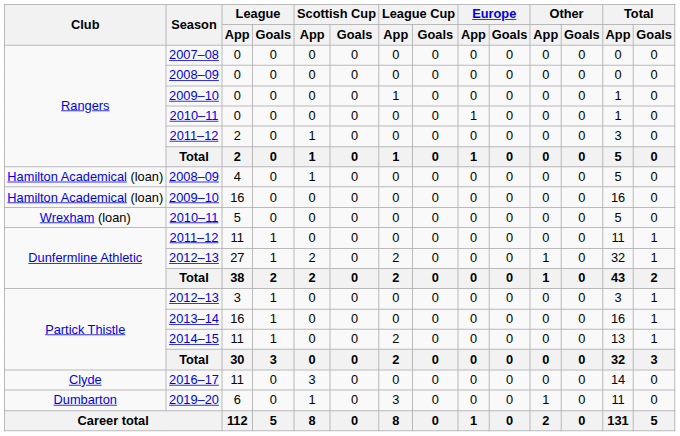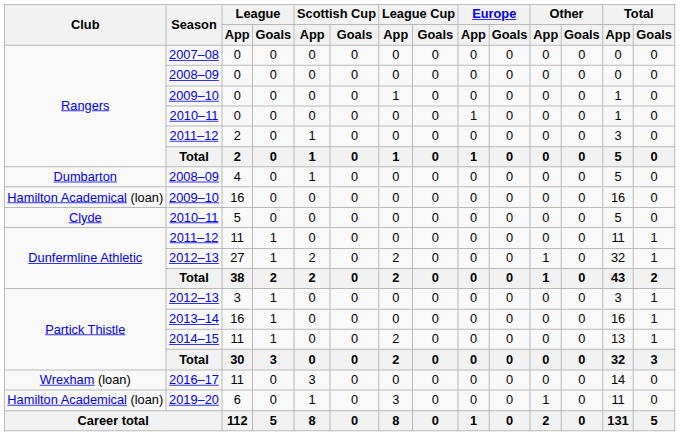(85, 177) Hamilton Academical (loan) -> (85, 177) Dumbarton
(85, 217) Wrexham (loan) -> (85, 217) Clyde
(85, 380) Clyde -> (85, 380) Wrexham (loan)
(85, 400) Dumbarton -> (85, 400) Hamilton Academical (loan)
